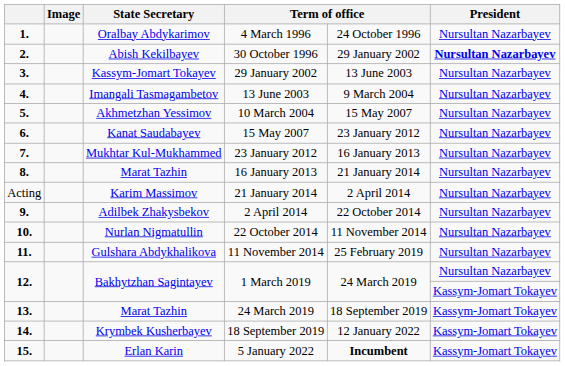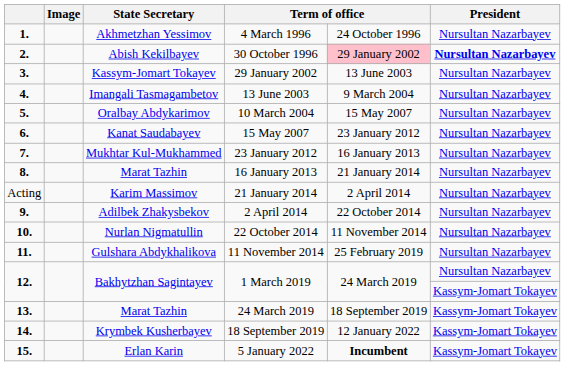(154, 34) Oralbay Abdykarimov -> (154, 34) Akhmetzhan Yessimov
(379, 53) no background -> (379, 53) pink background
(154, 113) Akhmetzhan Yessimov -> (154, 113) Oralbay Abdykarimov
